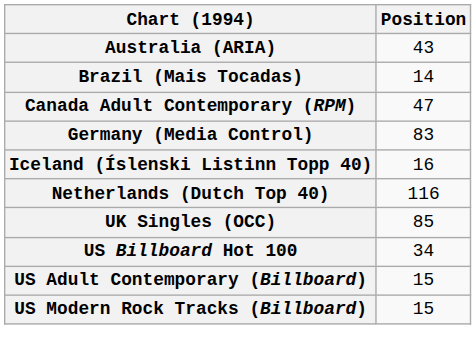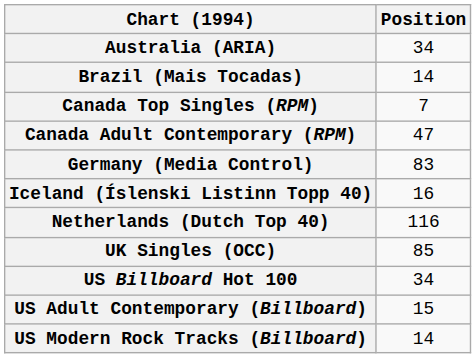(424, 48) 43 -> (424, 48) 34
+ row: (191, 106)
(424, 309) 15 -> (424, 338) 14
